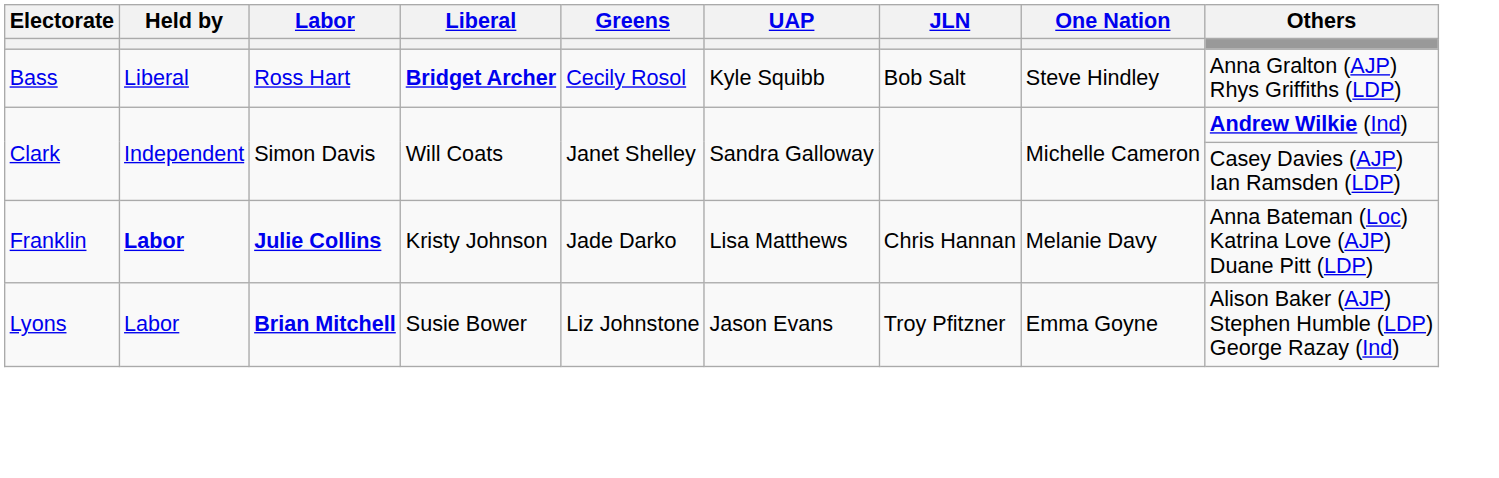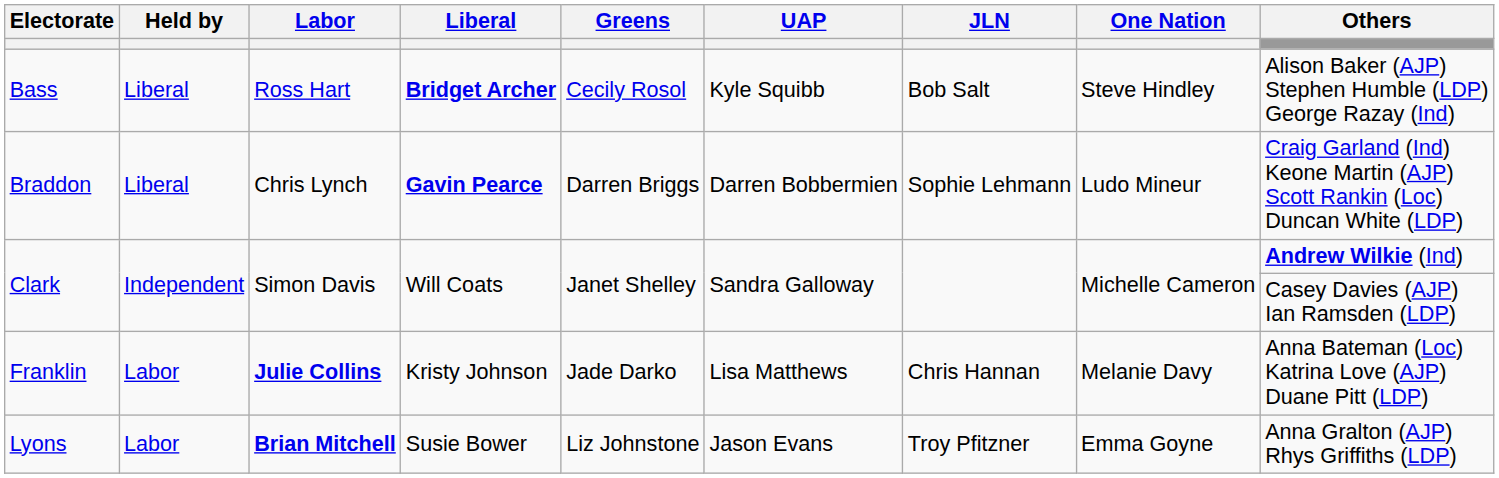(1306, 77) Anna Gralton (AJP) Rhys Griffiths (LDP) -> (1377, 90) Alison Baker (AJP) Stephen Humble (LDP) George Razay (Ind)
+ row: (50, 185)
(154, 241) bold -> (152, 372) normal
(1322, 324) Alison Baker (AJP) Stephen Humble (LDP) George Razay (Ind) -> (1361, 443) Anna Gralton (AJP) Rhys Griffiths (LDP)
